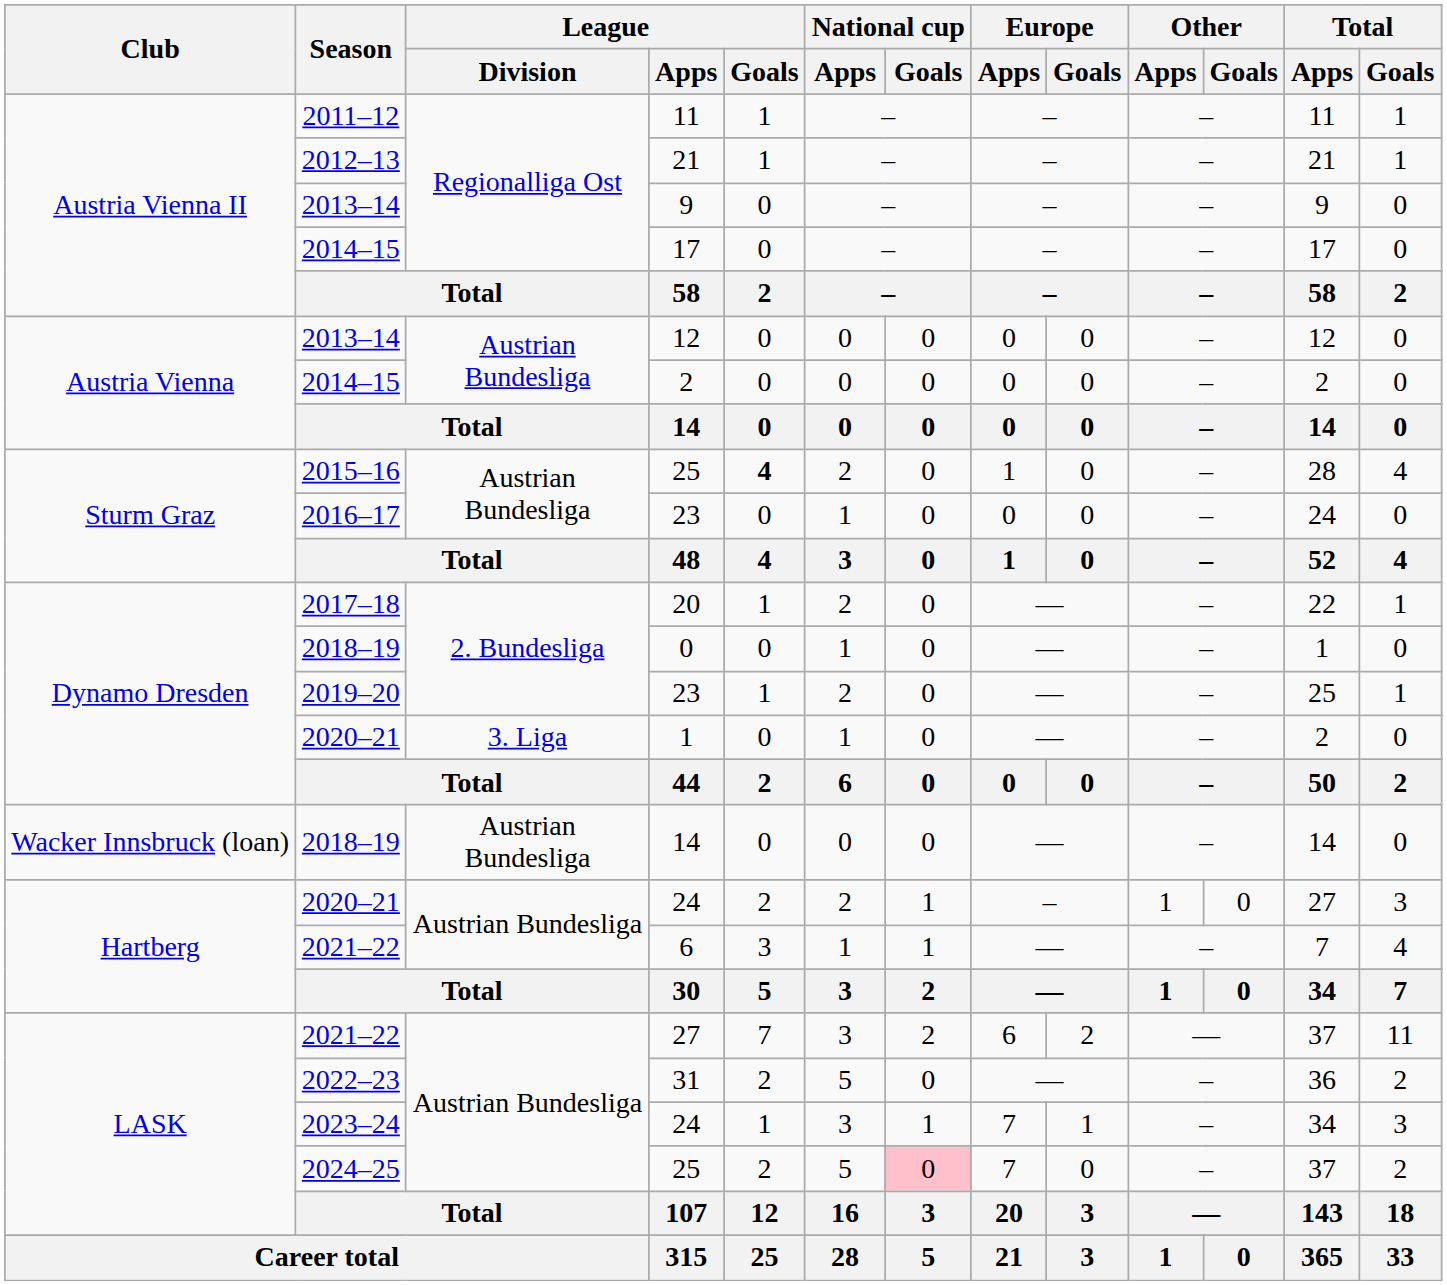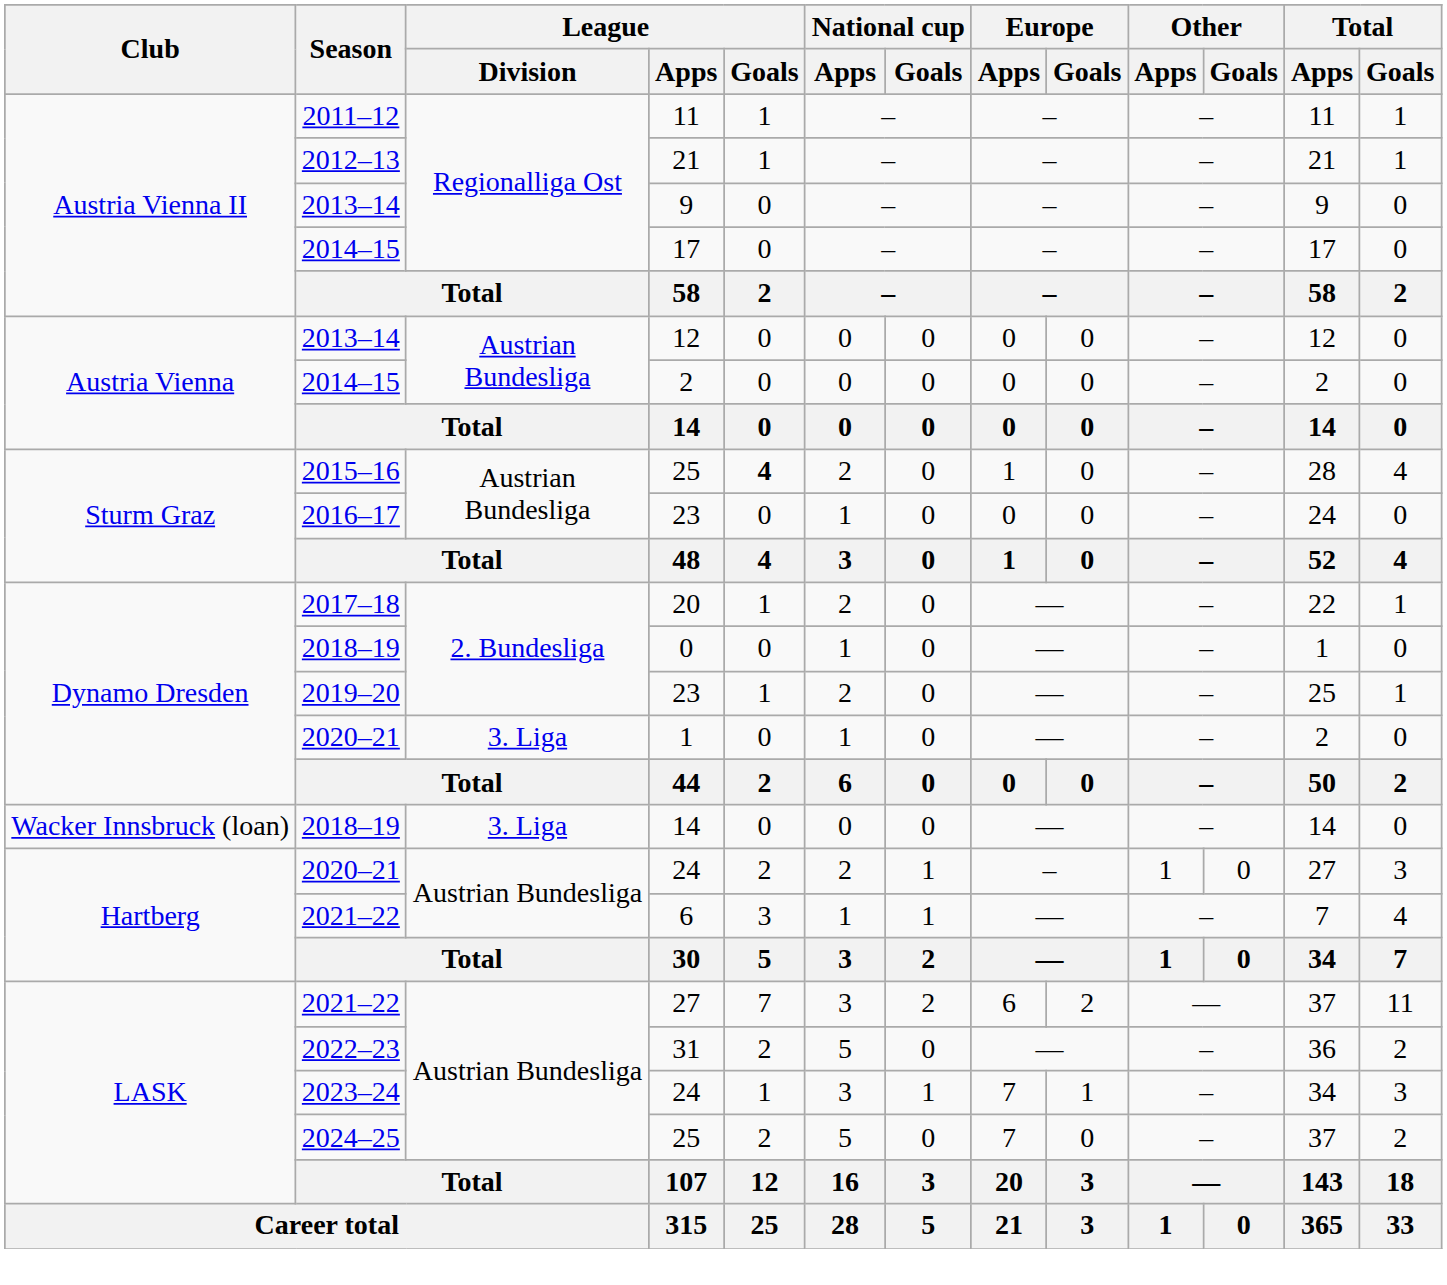(527, 841) Austrian Bundesliga -> (527, 826) 3. Liga
(928, 1168) pink background -> (928, 1136) no background
